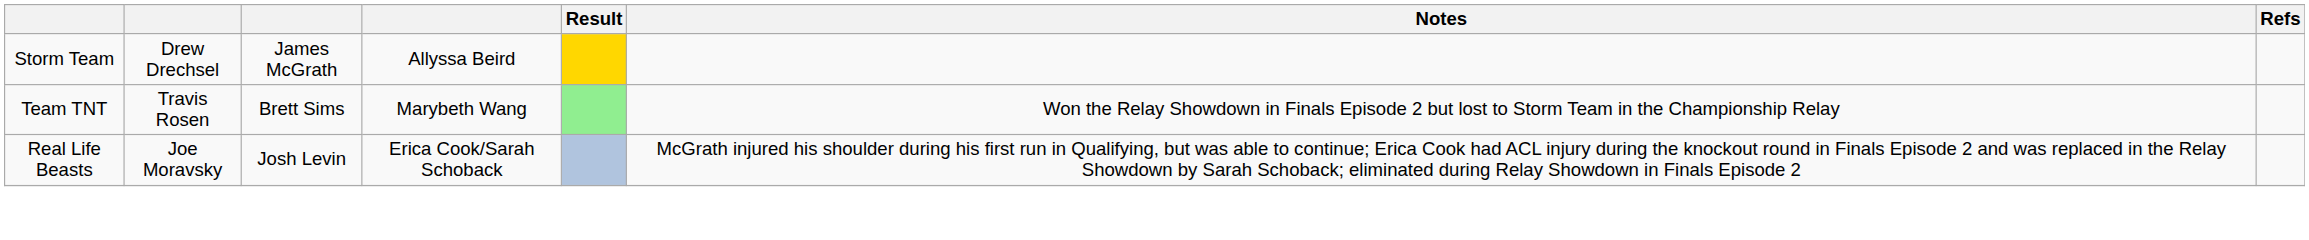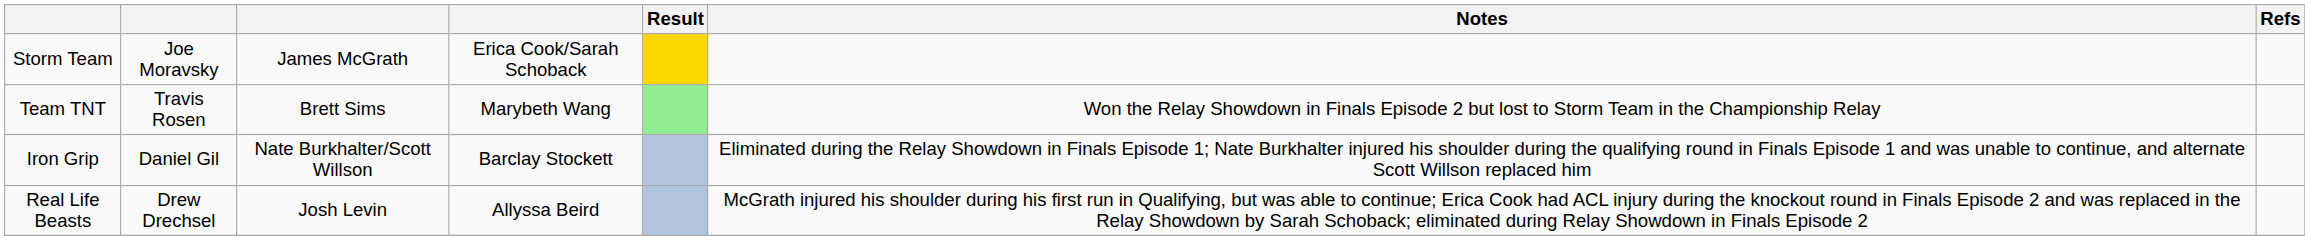(183, 59) Drew Drechsel -> (179, 59) Joe Moravsky
(462, 59) Allyssa Beird -> (546, 59) Erica Cook/Sarah Schoback
+ row: (63, 159)
(183, 159) Joe Moravsky -> (179, 210) Drew Drechsel
(462, 159) Erica Cook/Sarah Schoback -> (546, 210) Allyssa Beird
